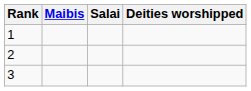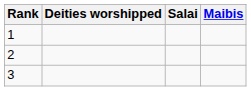columns swapped: (64, 14) <-> (185, 14)
